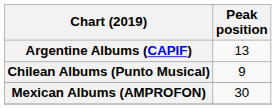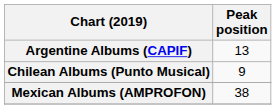(242, 93) 30 -> (242, 93) 38
